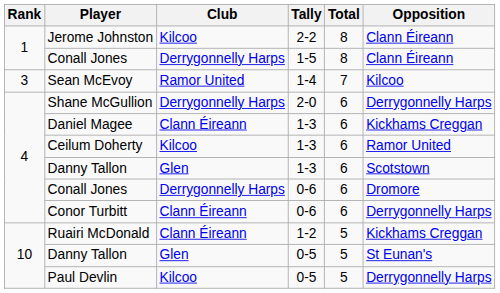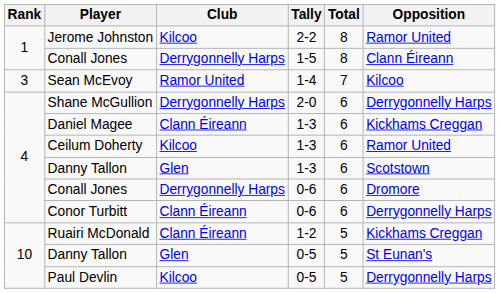(410, 37) Clann Éireann -> (409, 37) Ramor United
